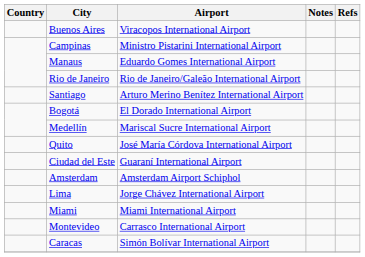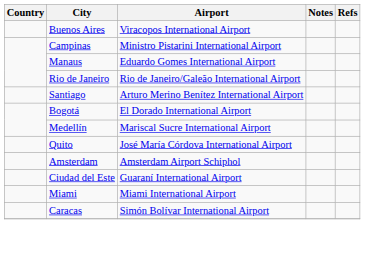rows swapped: (73, 177) <-> (82, 161)
- row: (60, 194)
- row: (74, 227)
